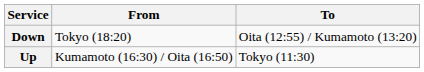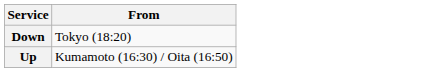- column: (328, 15)
